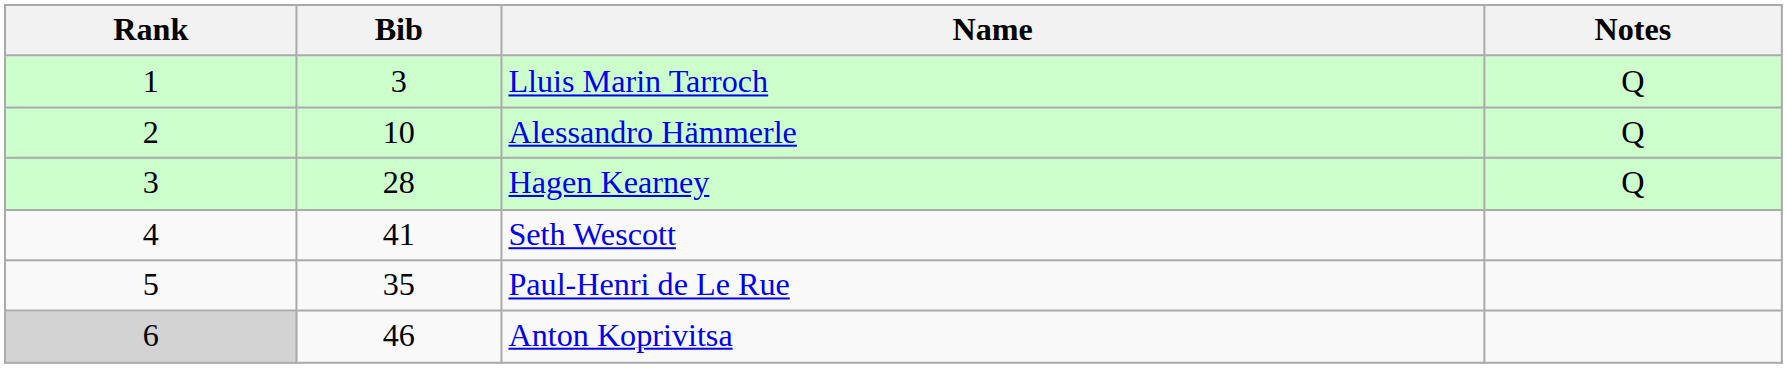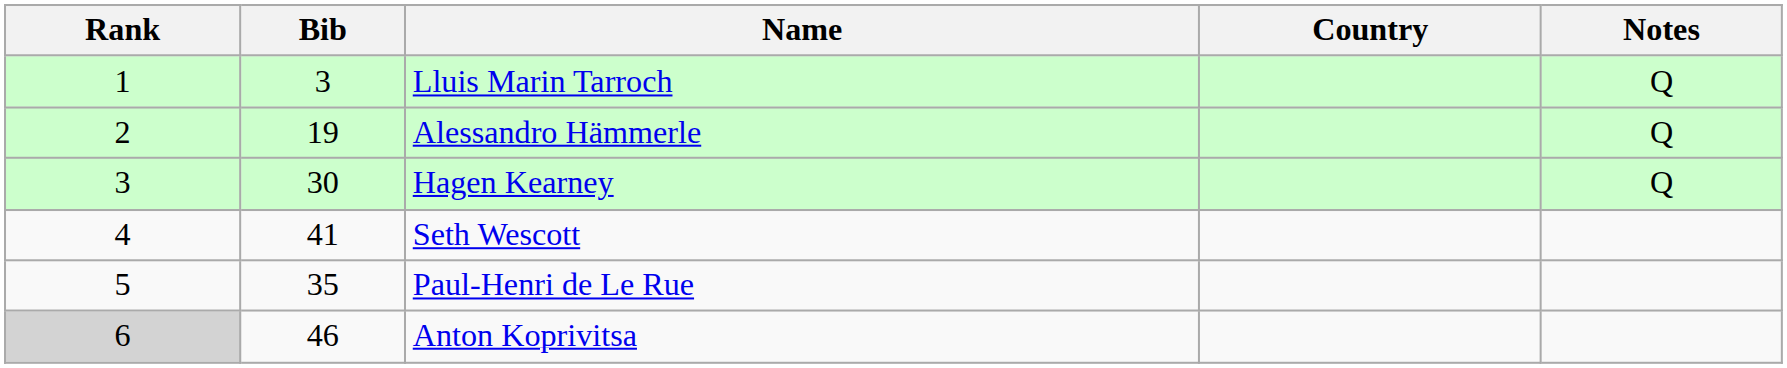+ column: (1370, 30)
(399, 132) 10 -> (323, 132) 19
(399, 183) 28 -> (323, 183) 30
